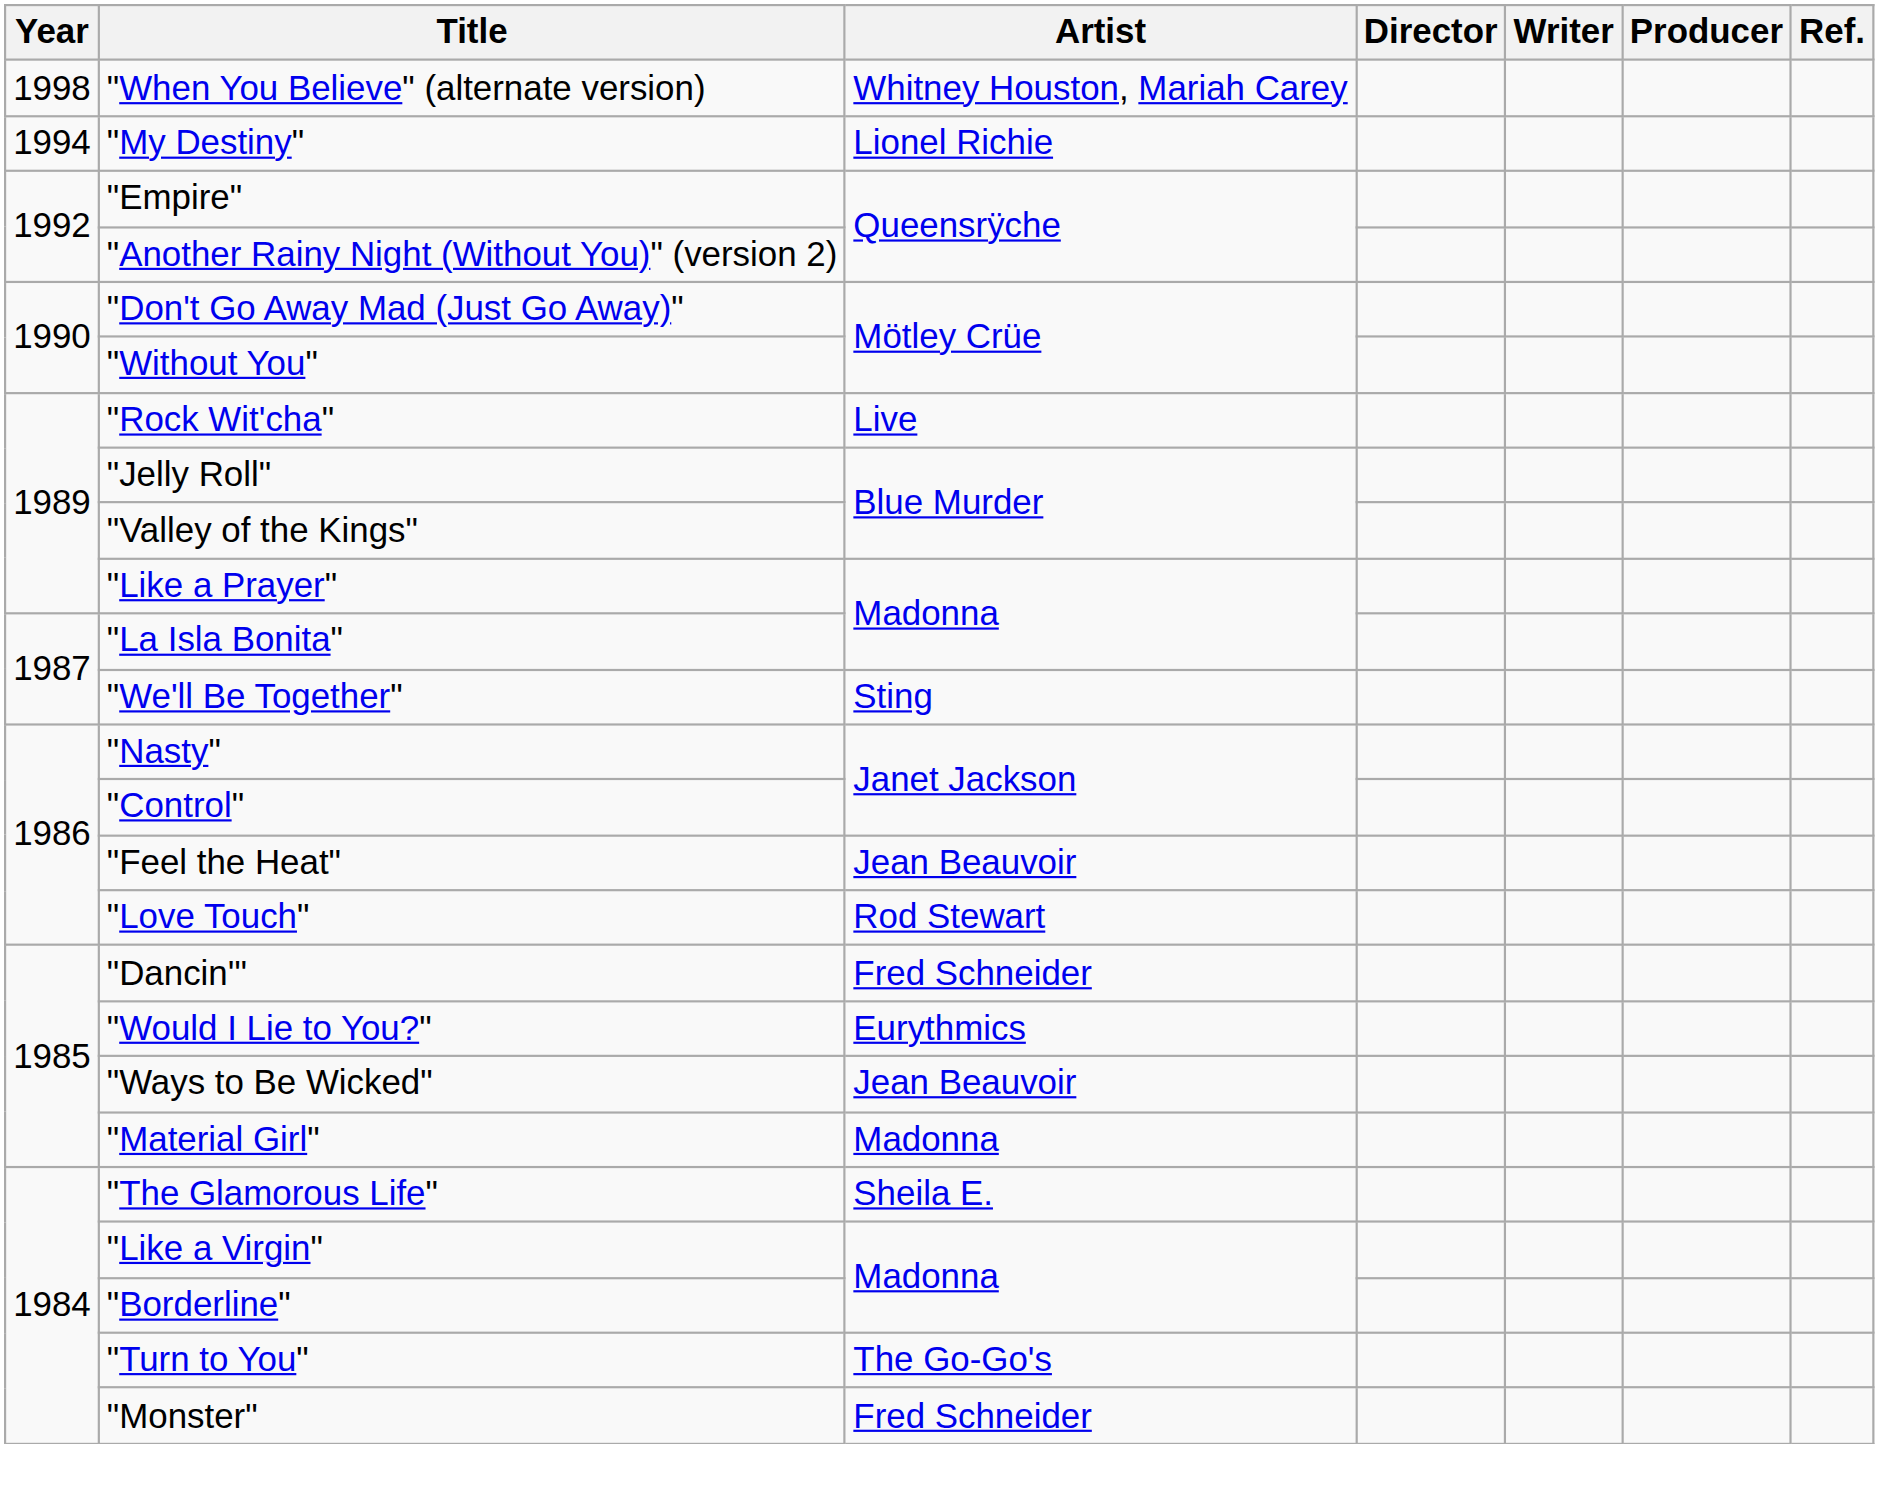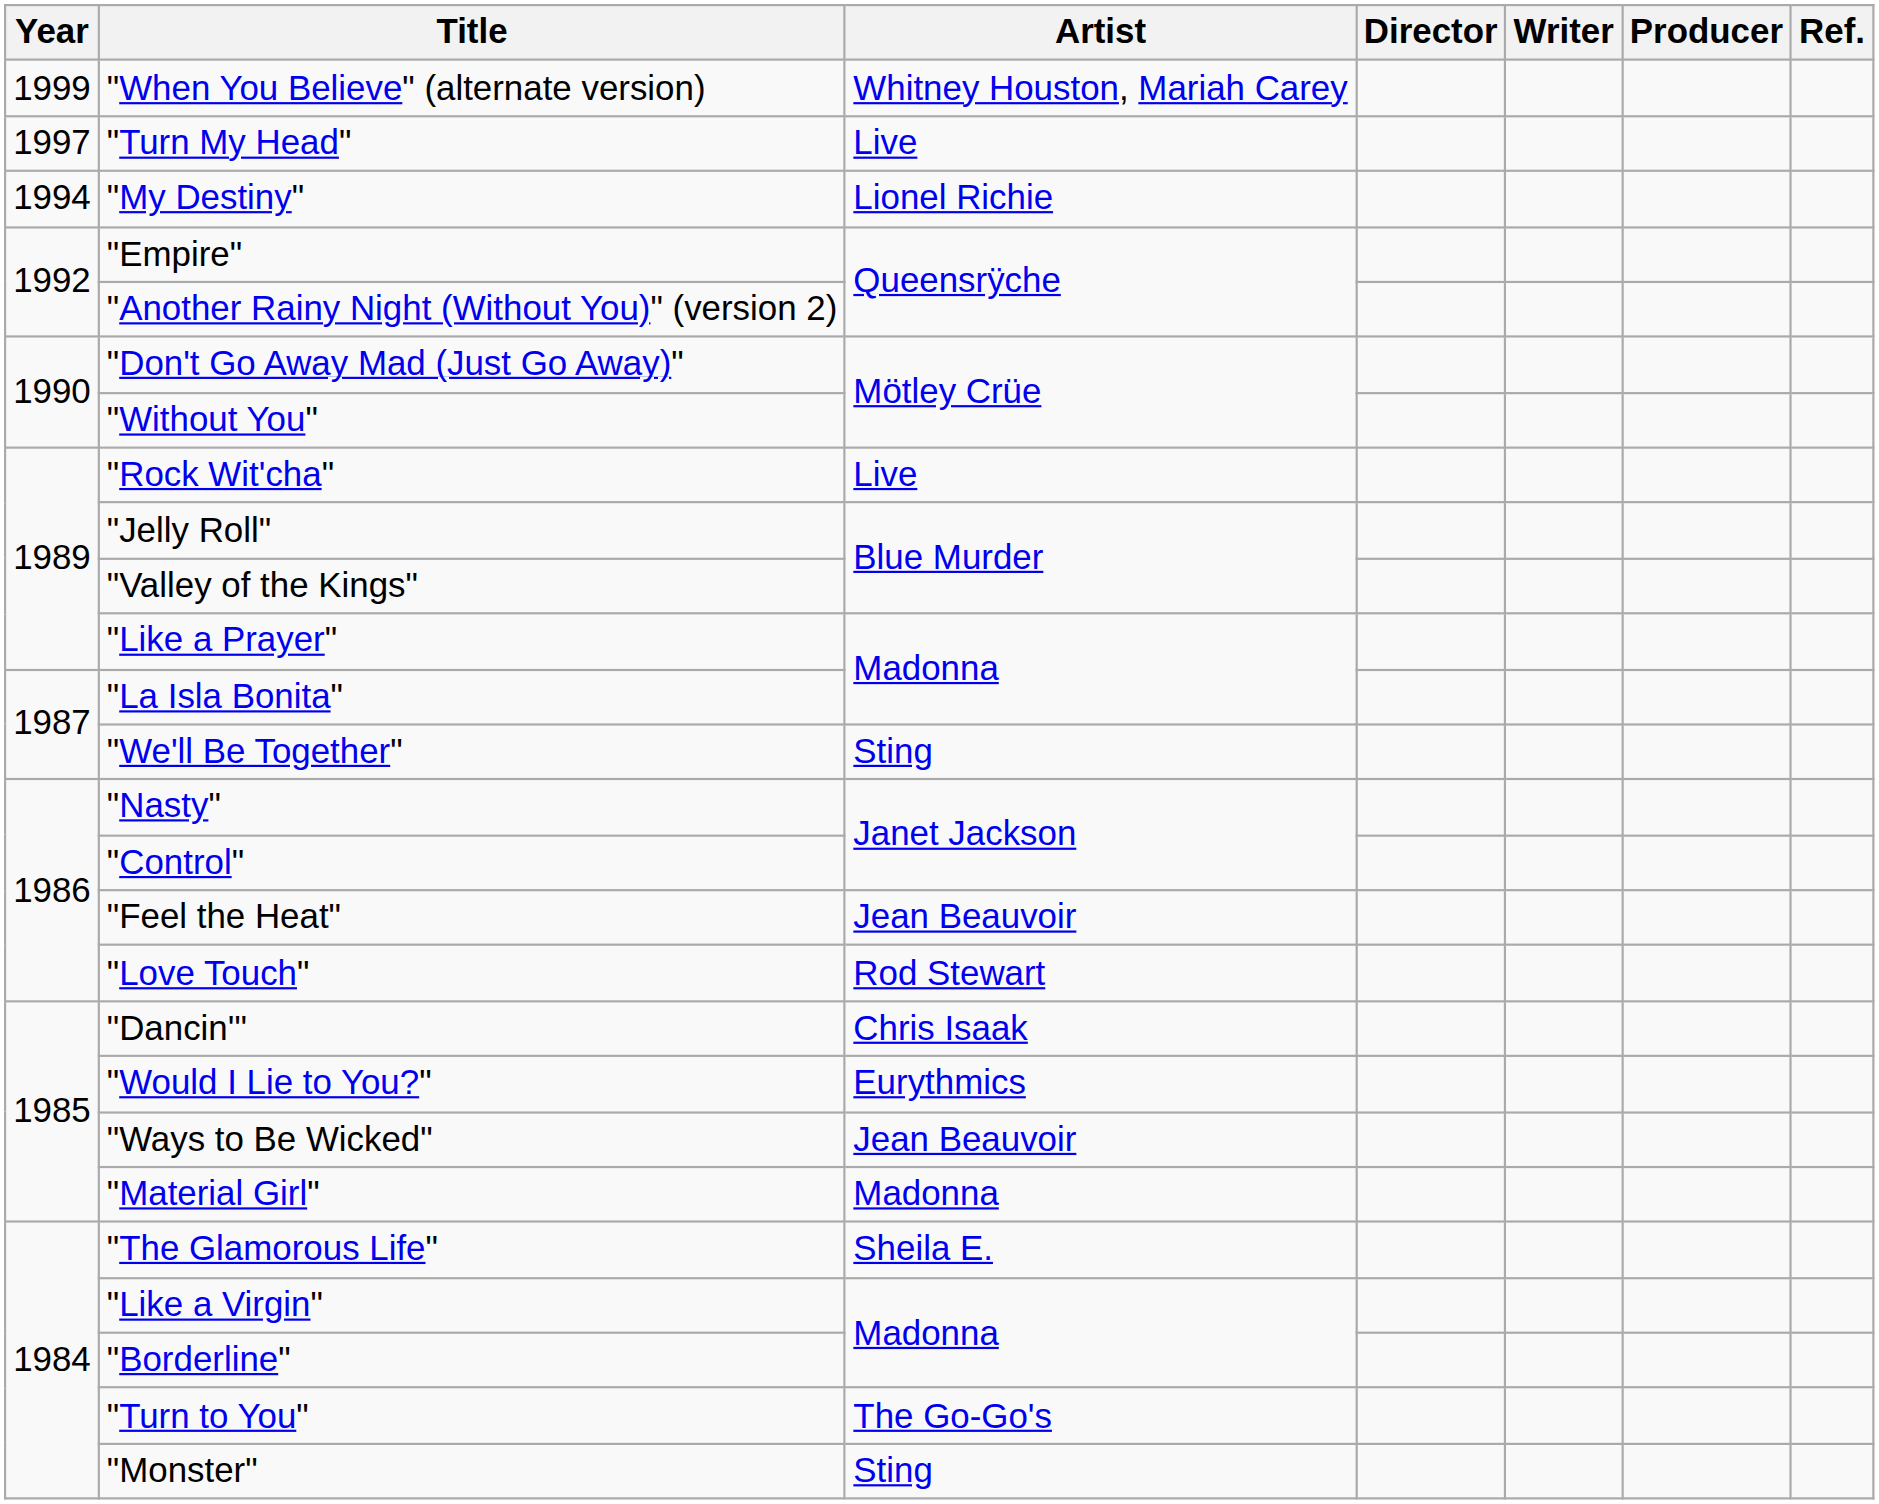(52, 87) 1998 -> (52, 87) 1999
+ row: (229, 142)
(973, 972) Fred Schneider -> (941, 1027) Chris Isaak
(973, 1415) Fred Schneider -> (893, 1470) Sting
